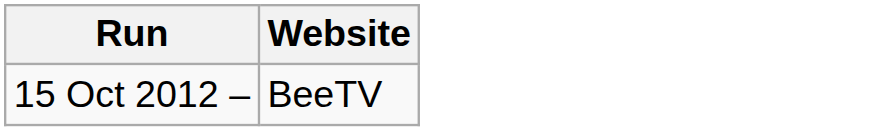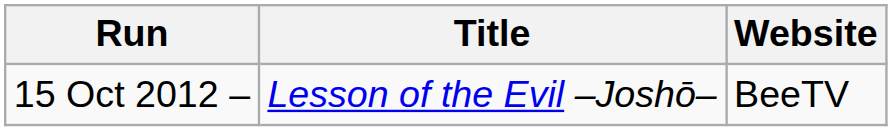+ column: (492, 34)
